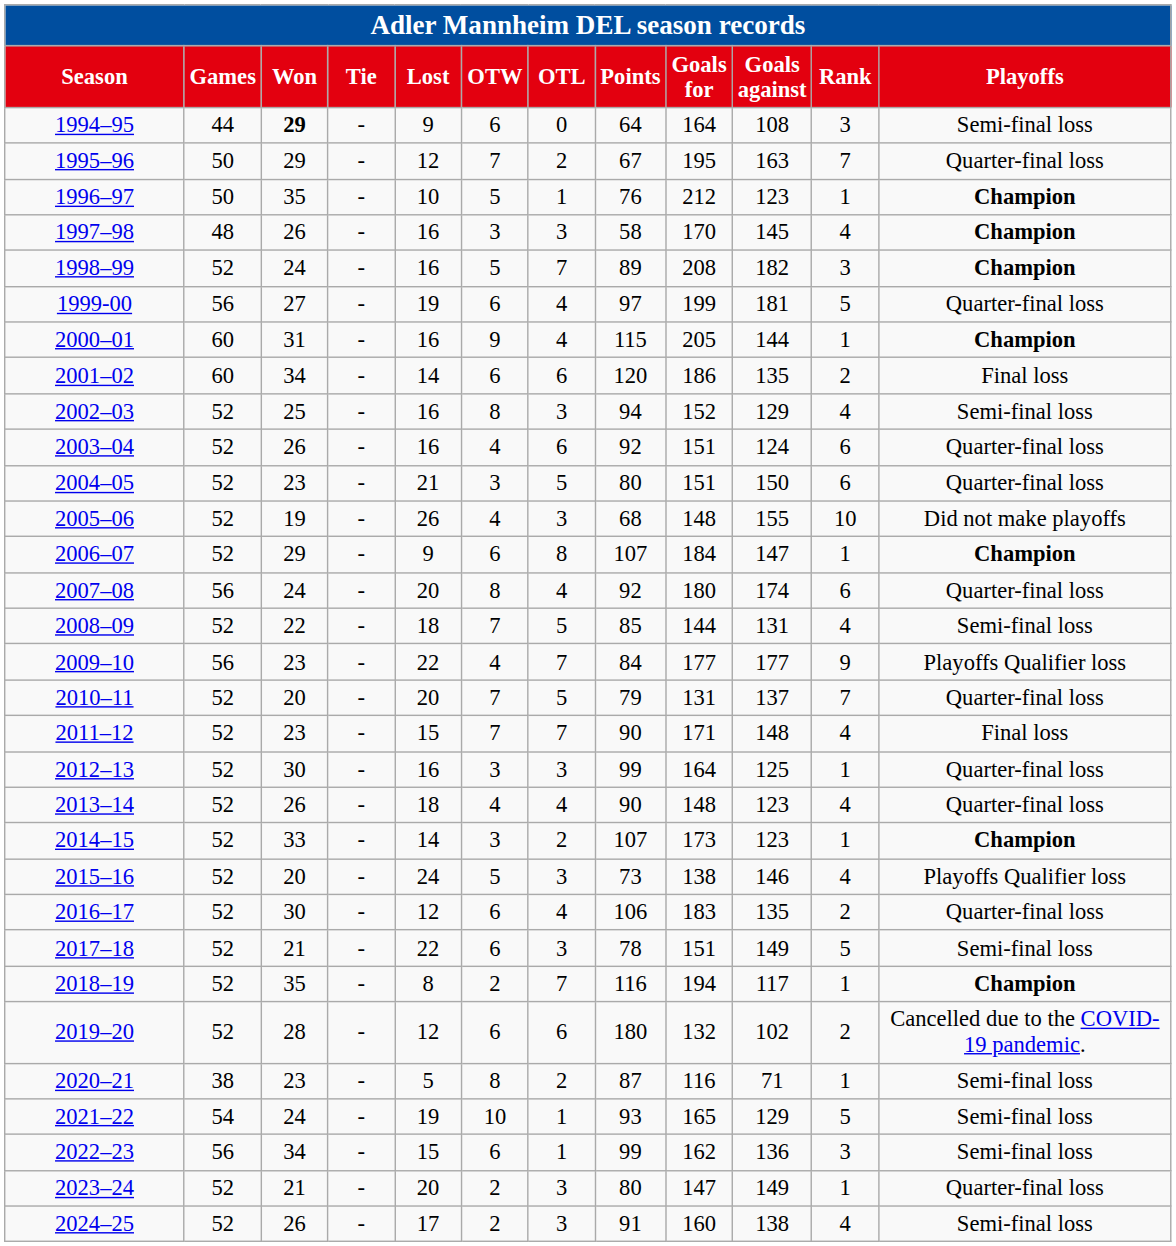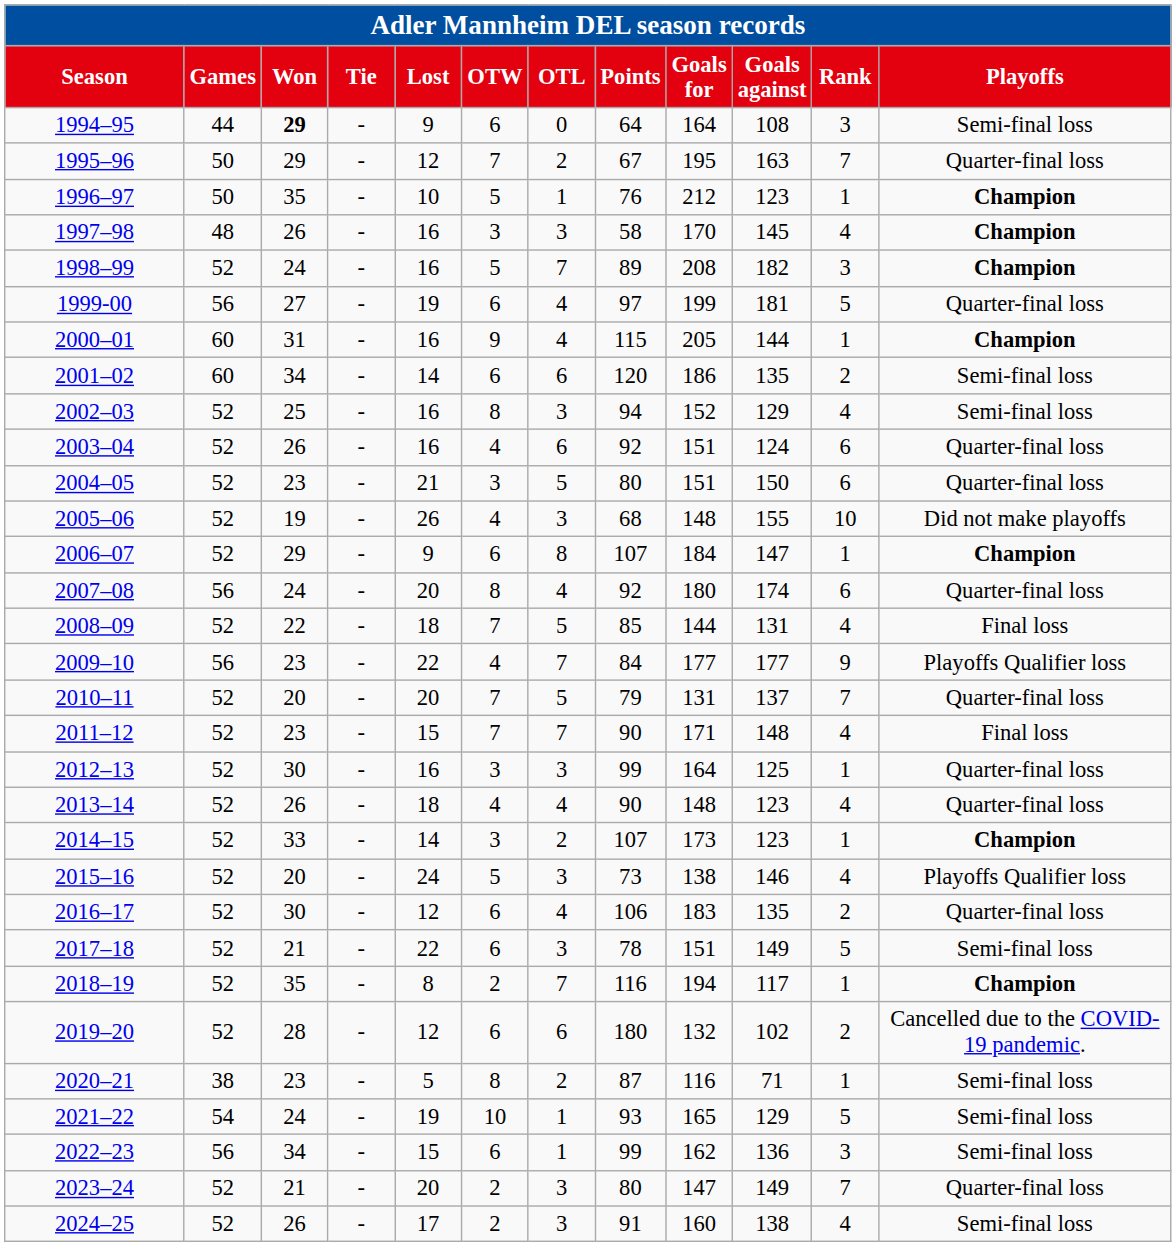(1025, 375) Final loss -> (1025, 375) Semi-final loss
(1025, 625) Semi-final loss -> (1025, 625) Final loss
(845, 1187) 1 -> (845, 1187) 7
